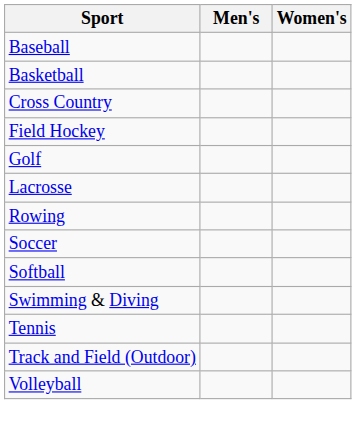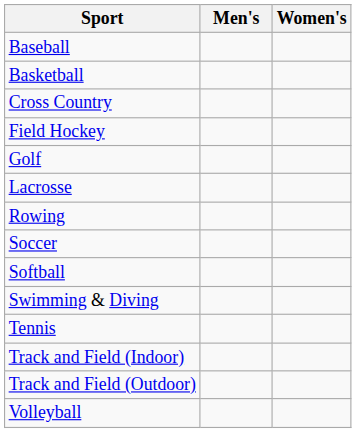+ row: (96, 356)
